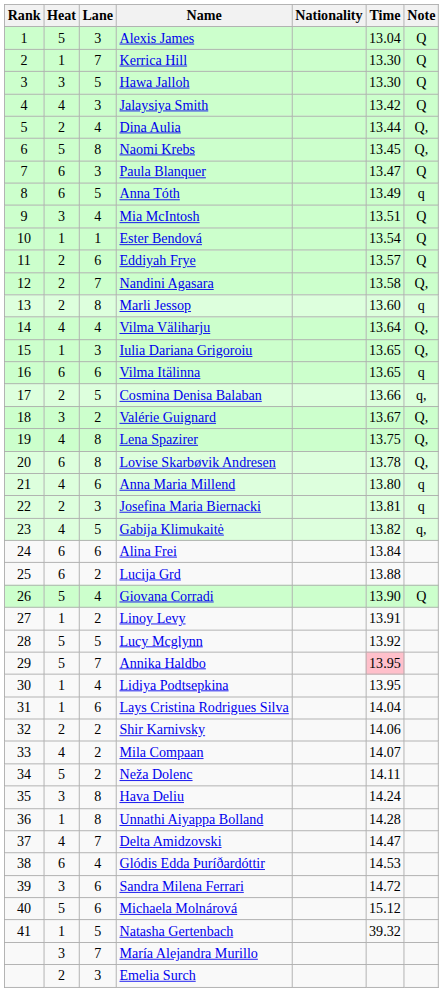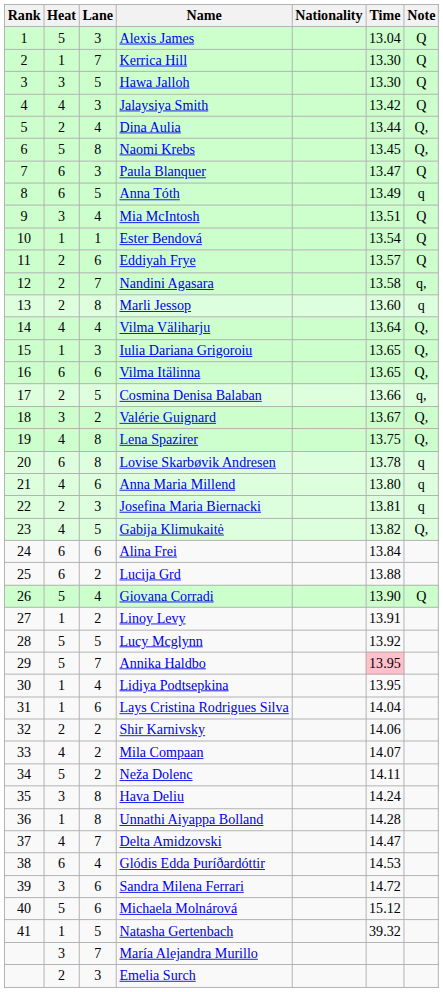(421, 283) Q, -> (421, 283) q,
(421, 372) q -> (421, 372) Q,
(421, 462) Q, -> (421, 462) q
(421, 529) q, -> (421, 529) Q,
